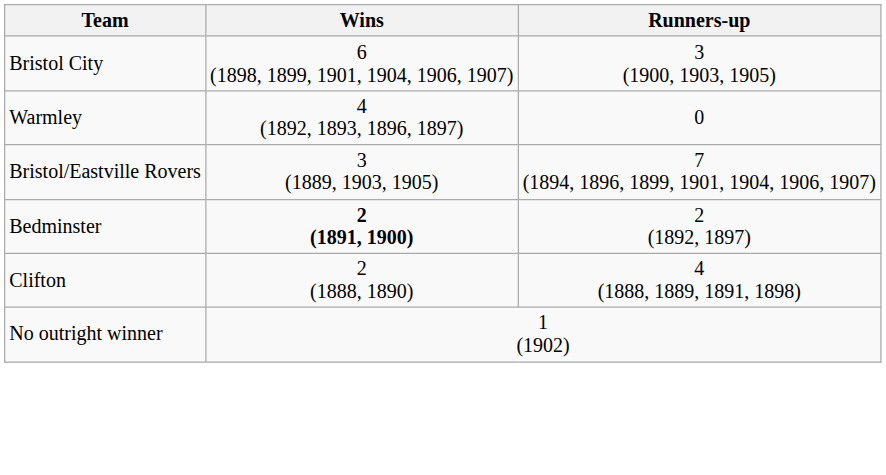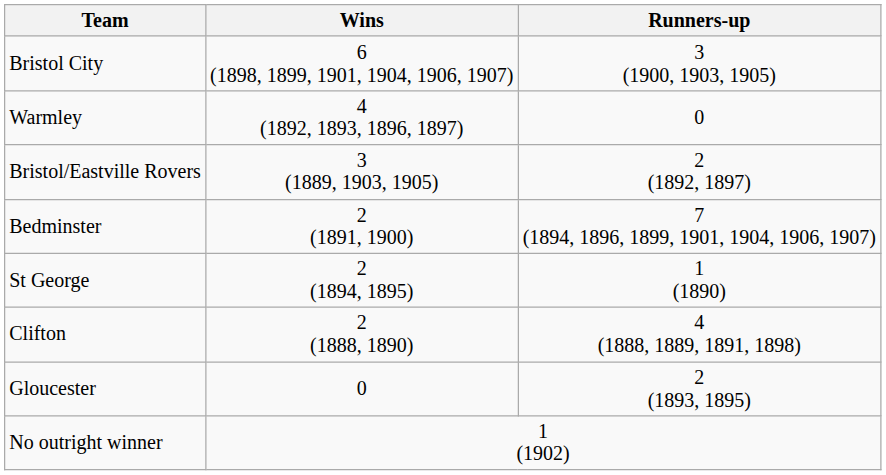(699, 172) 7 (1894, 1896, 1899, 1901, 1904, 1906, 1907) -> (699, 172) 2 (1892, 1897)
(362, 226) bold -> (362, 226) normal
(699, 226) 2 (1892, 1897) -> (699, 226) 7 (1894, 1896, 1899, 1901, 1904, 1906, 1907)
+ row: (49, 280)
+ row: (53, 388)
